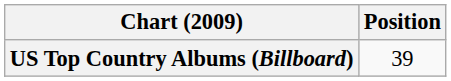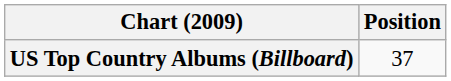(402, 57) 39 -> (402, 57) 37
